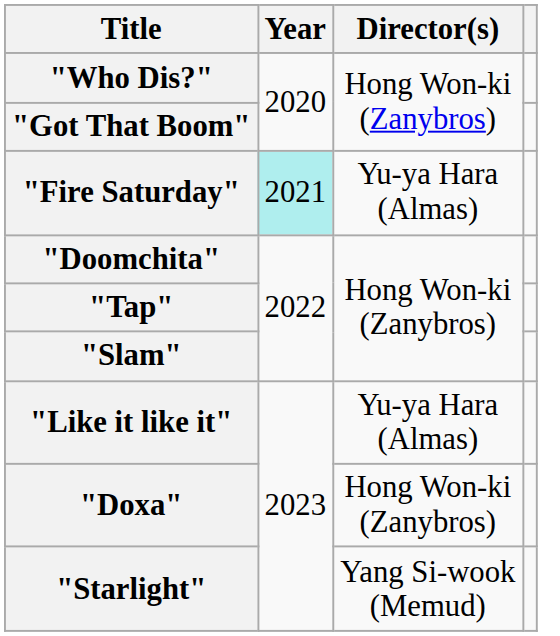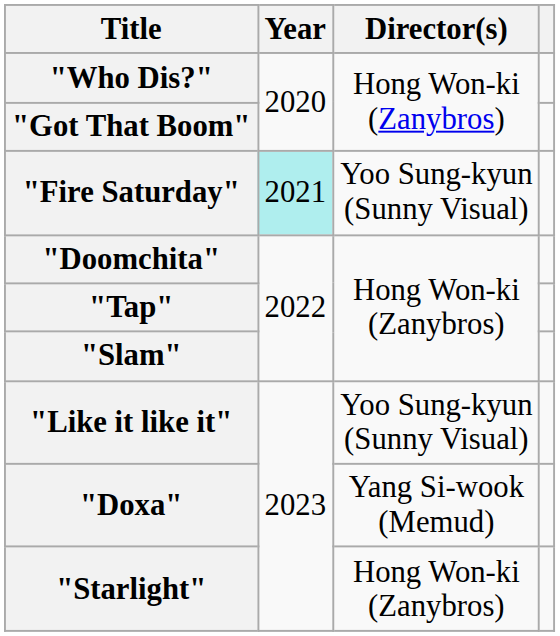(428, 192) Yu-ya Hara (Almas) -> (436, 192) Yoo Sung-kyun (Sunny Visual)
(428, 421) Yu-ya Hara (Almas) -> (436, 421) Yoo Sung-kyun (Sunny Visual)
(428, 505) Hong Won-ki (Zanybros) -> (436, 505) Yang Si-wook (Memud)
(428, 588) Yang Si-wook (Memud) -> (436, 588) Hong Won-ki (Zanybros)
